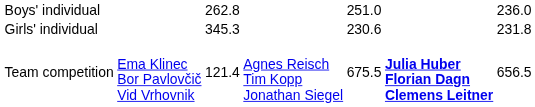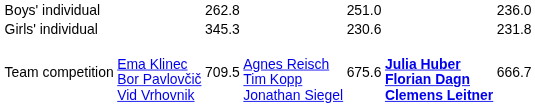(222, 72) 121.4 -> (222, 72) 709.5
(364, 72) 675.5 -> (364, 72) 675.6
(514, 72) 656.5 -> (514, 72) 666.7
